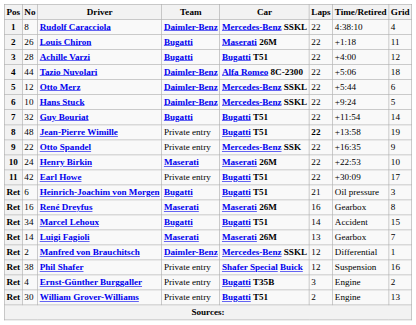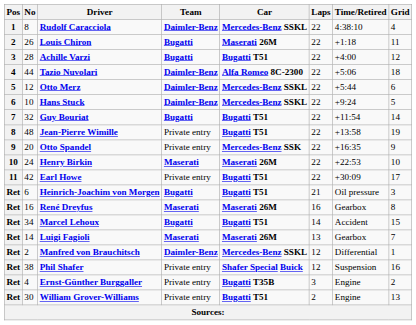(316, 132) bold -> (316, 132) normal
(29, 147) 22 -> (29, 147) 20
